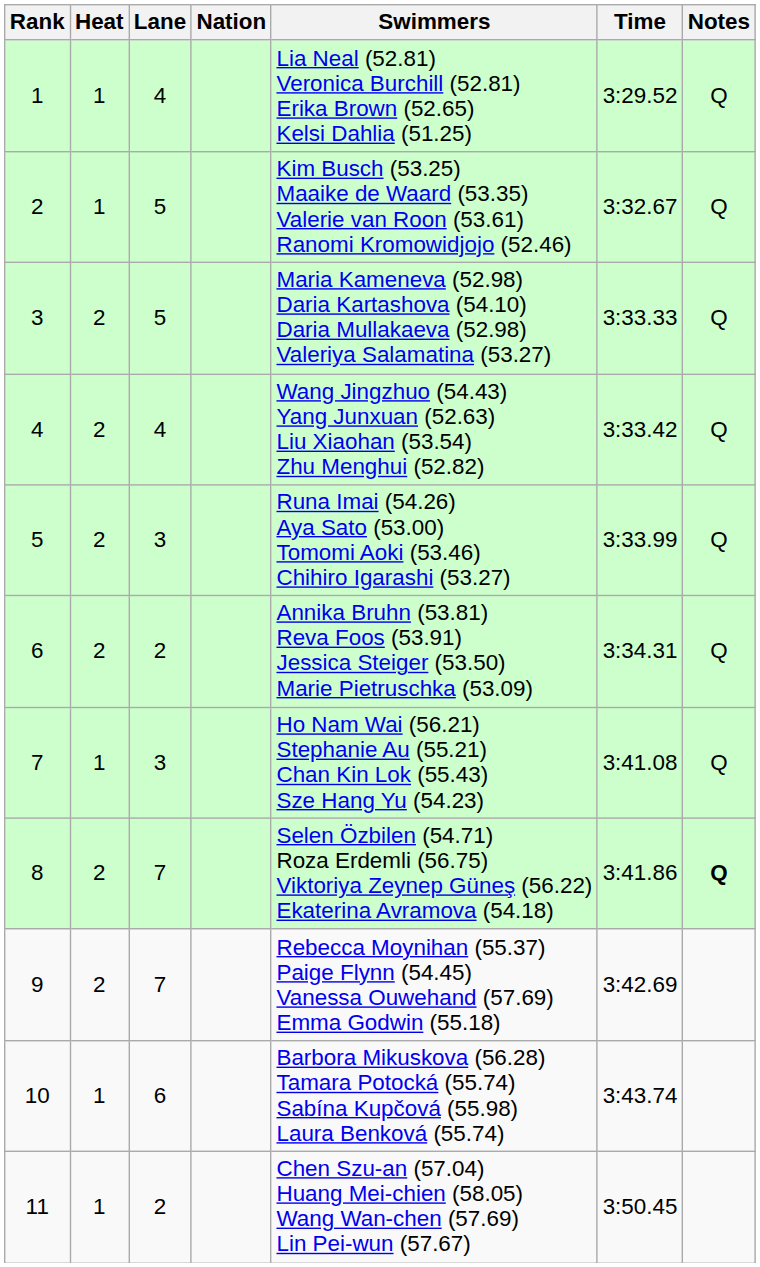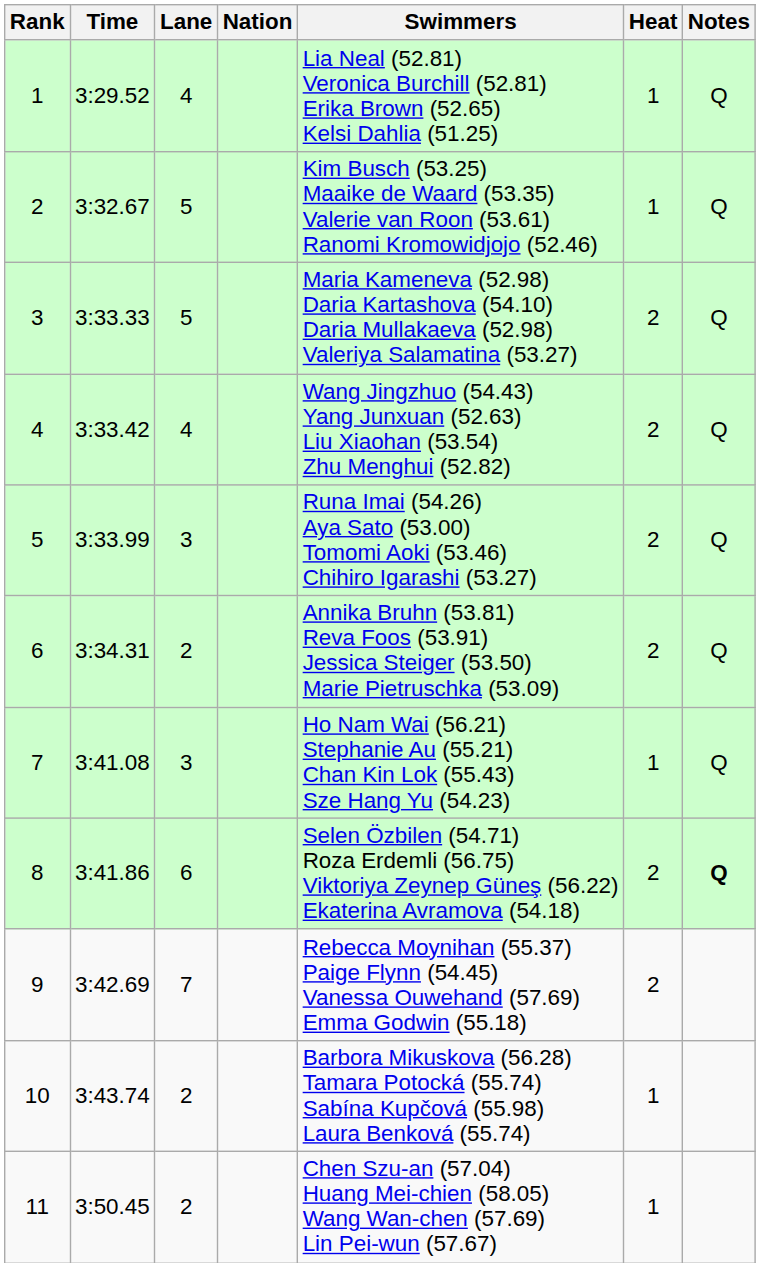columns swapped: (99, 22) <-> (640, 22)
(160, 873) 7 -> (186, 873) 6
(160, 1095) 6 -> (186, 1095) 2
